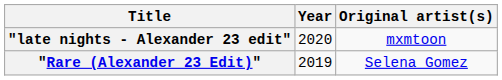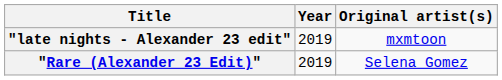(315, 40) 2020 -> (315, 40) 2019
